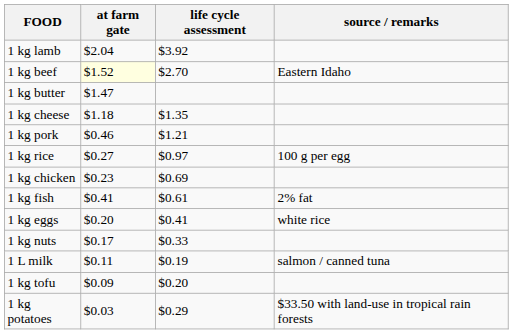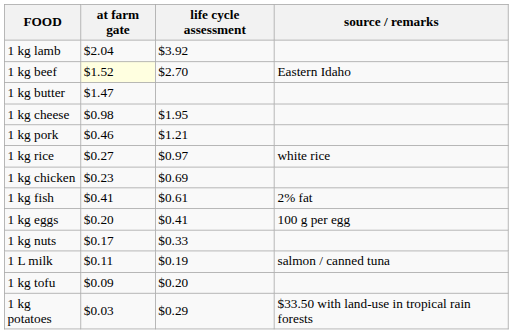(99, 114) $1.18 -> (99, 114) $0.98
(173, 114) $1.35 -> (173, 114) $1.95
(314, 156) 100 g per egg -> (304, 156) white rice
(304, 219) white rice -> (314, 219) 100 g per egg
